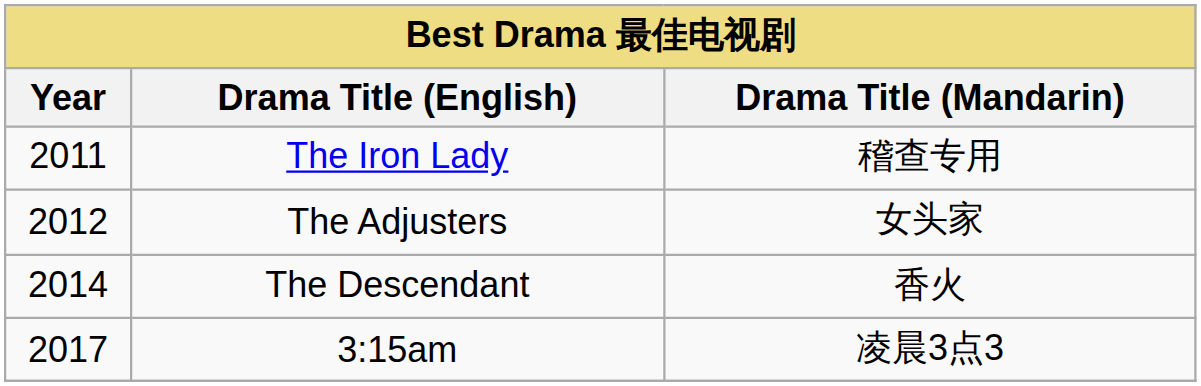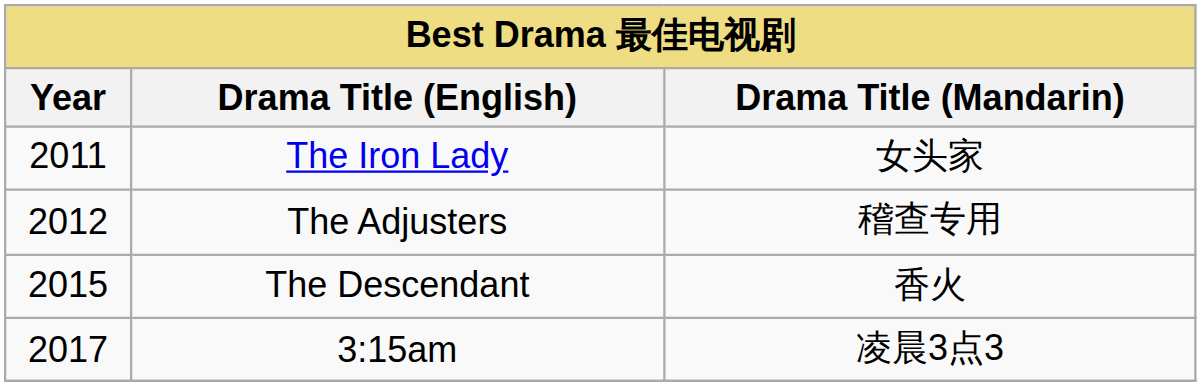(930, 156) 稽查专用 -> (930, 156) 女头家
(930, 220) 女头家 -> (930, 220) 稽查专用
(68, 285) 2014 -> (68, 285) 2015
